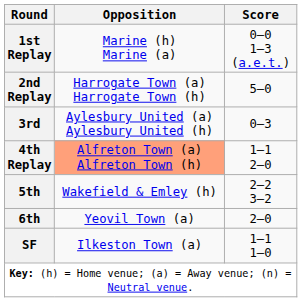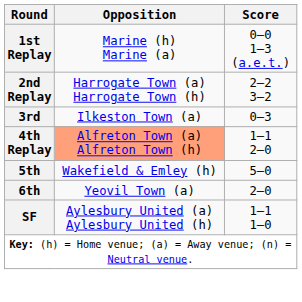(261, 90) 5–0 -> (261, 90) 2–2 3–2
(140, 124) Aylesbury United (a) Aylesbury United (h) -> (140, 116) Ilkeston Town (a)
(261, 192) 2–2 3–2 -> (261, 170) 5–0
(140, 245) Ilkeston Town (a) -> (140, 217) Aylesbury United (a) Aylesbury United (h)
